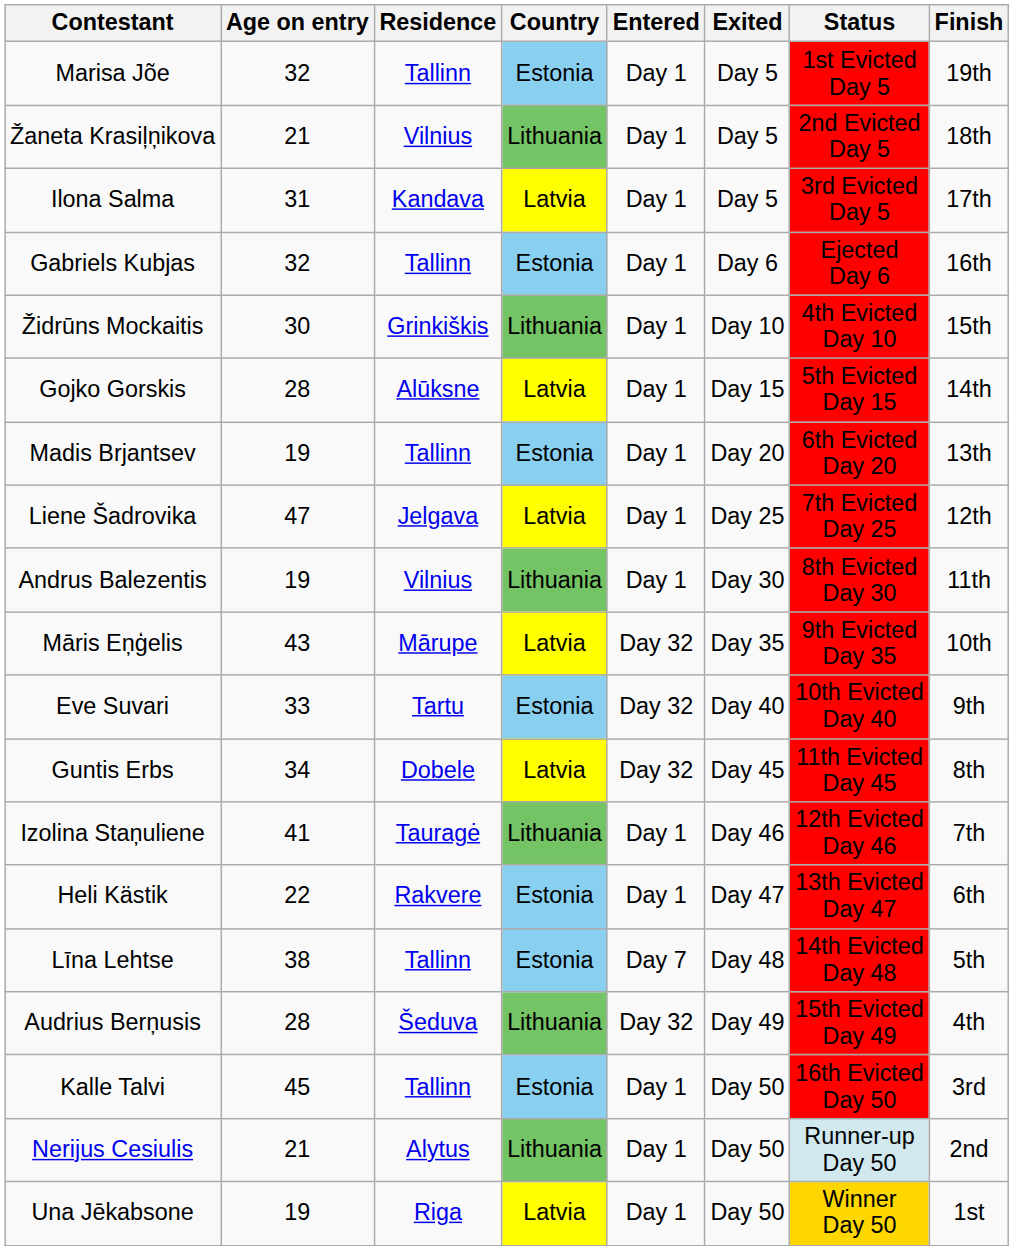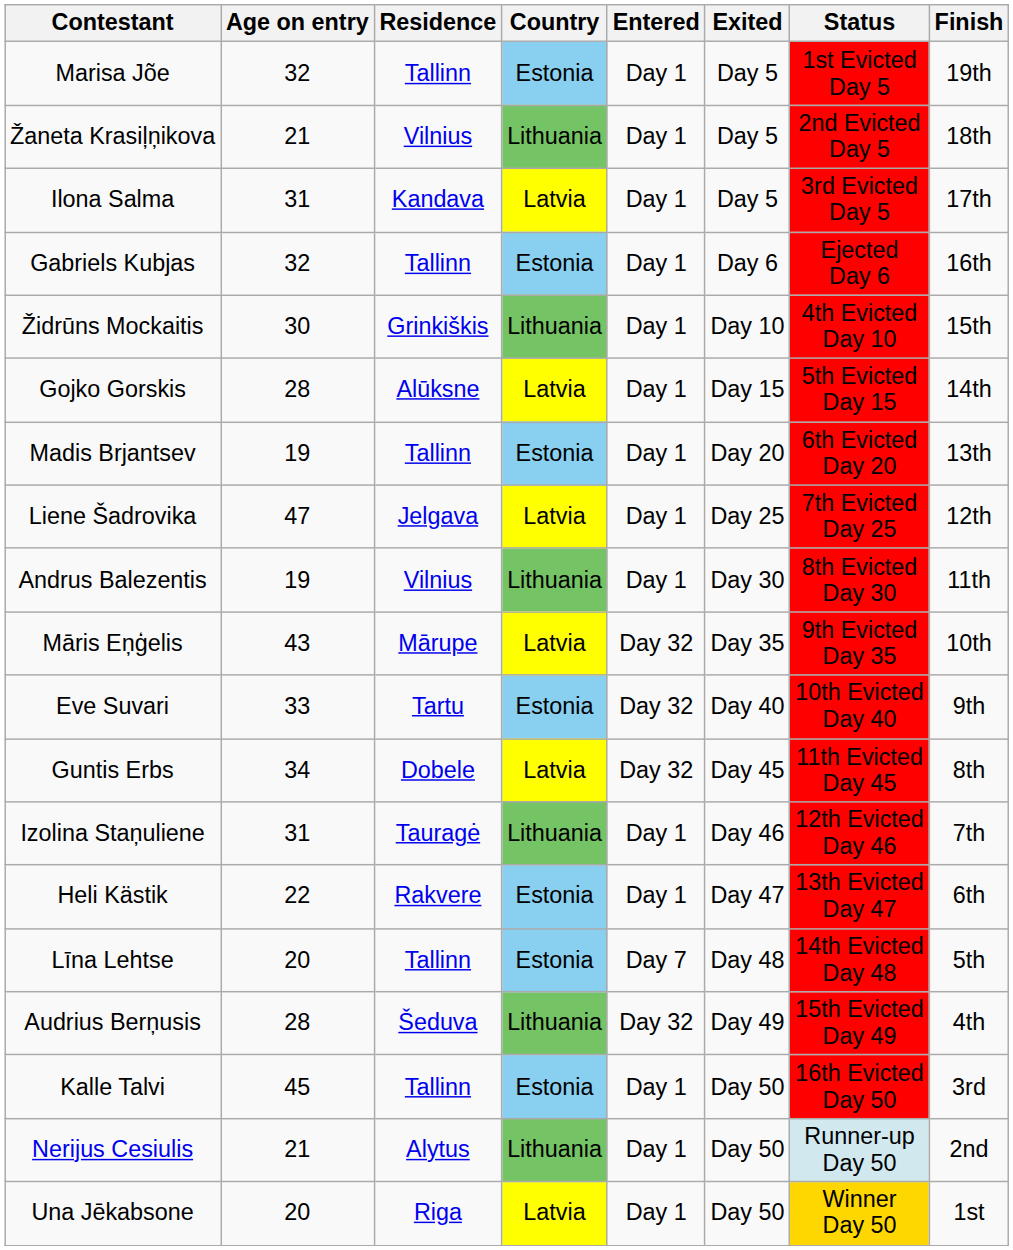(297, 833) 41 -> (297, 833) 31
(297, 959) 38 -> (297, 959) 20
(297, 1213) 19 -> (297, 1213) 20
